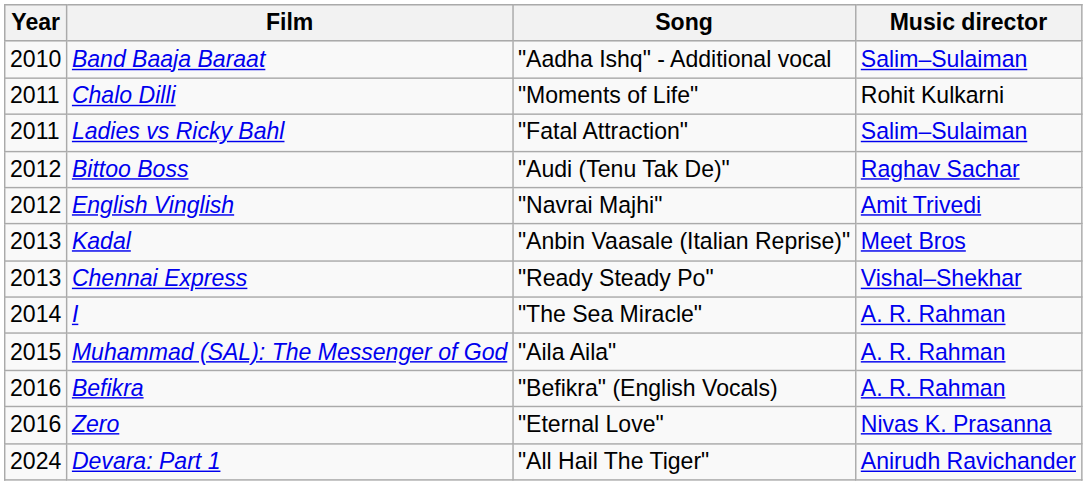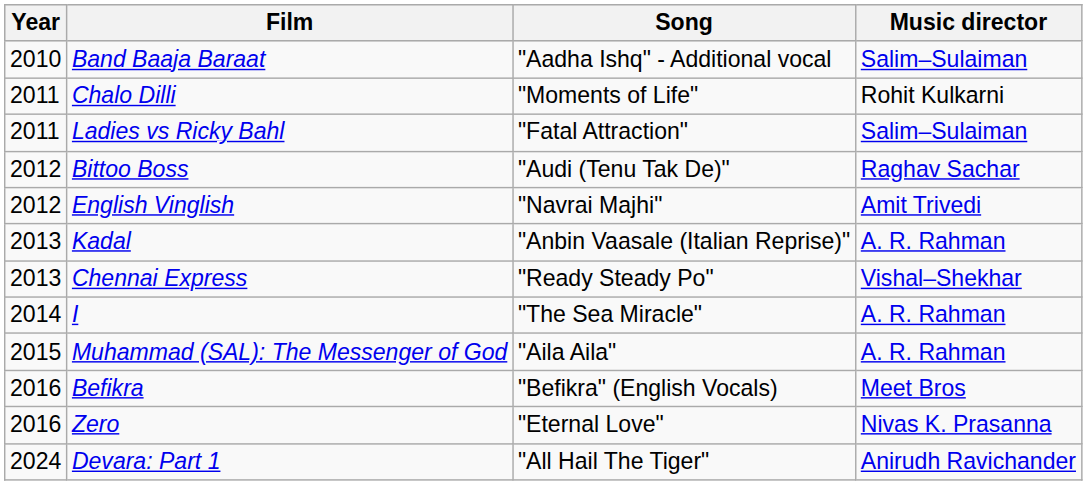(913, 242) Meet Bros -> (933, 242) A. R. Rahman
(933, 388) A. R. Rahman -> (913, 388) Meet Bros
